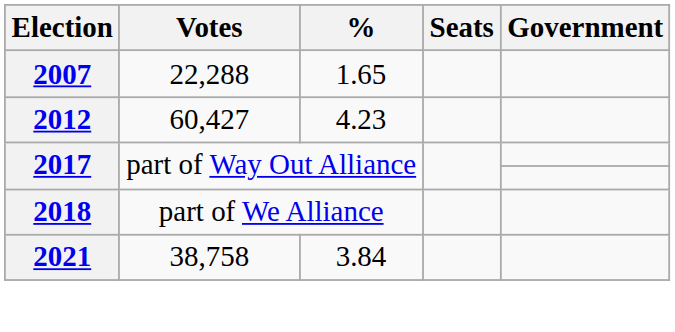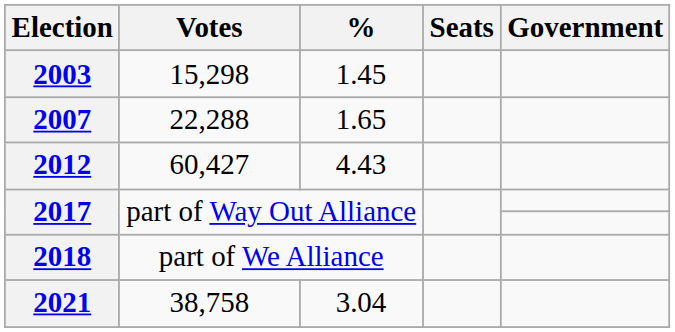+ row: (62, 73)
(361, 119) 4.23 -> (361, 165) 4.43
(361, 257) 3.84 -> (361, 303) 3.04
